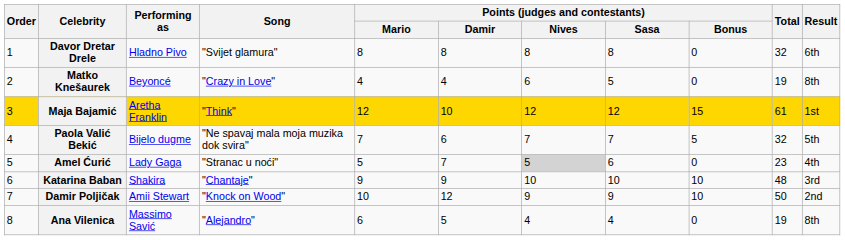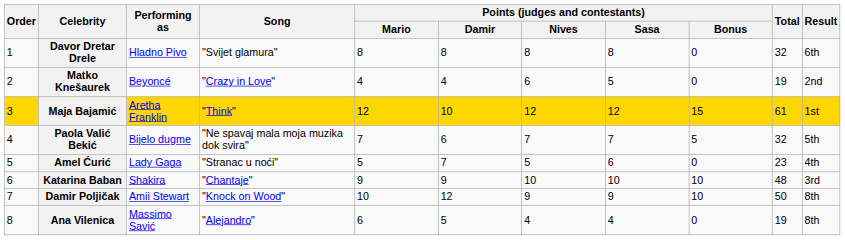(812, 82) 8th -> (814, 82) 2nd
(527, 163) lightgrey background -> (527, 163) no background
(814, 197) 2nd -> (812, 197) 8th
